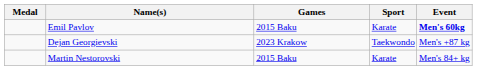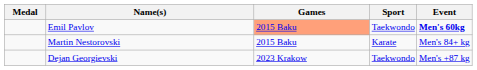(276, 27) no background -> (276, 27) lightsalmon background
(384, 27) Karate -> (393, 27) Taekwondo
rows swapped: (84, 58) <-> (83, 42)
